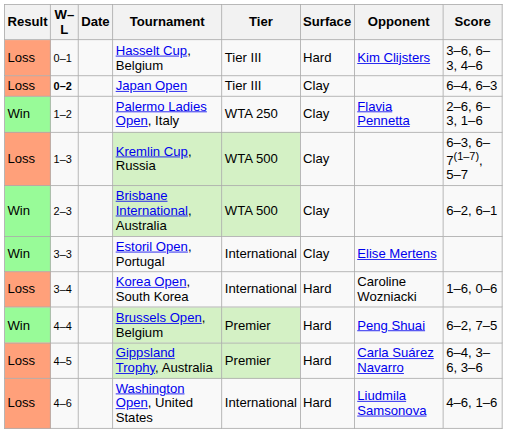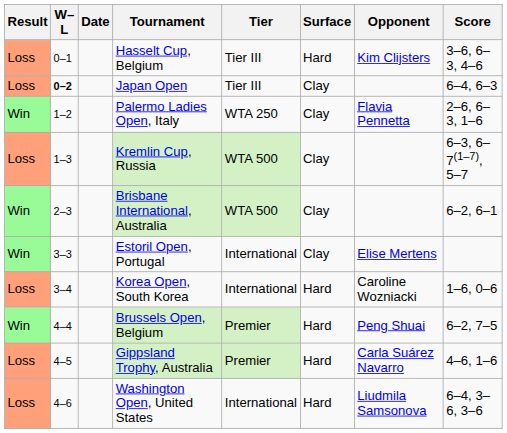(468, 360) 6–4, 3–6, 3–6 -> (472, 360) 4–6, 1–6
(472, 403) 4–6, 1–6 -> (468, 403) 6–4, 3–6, 3–6
